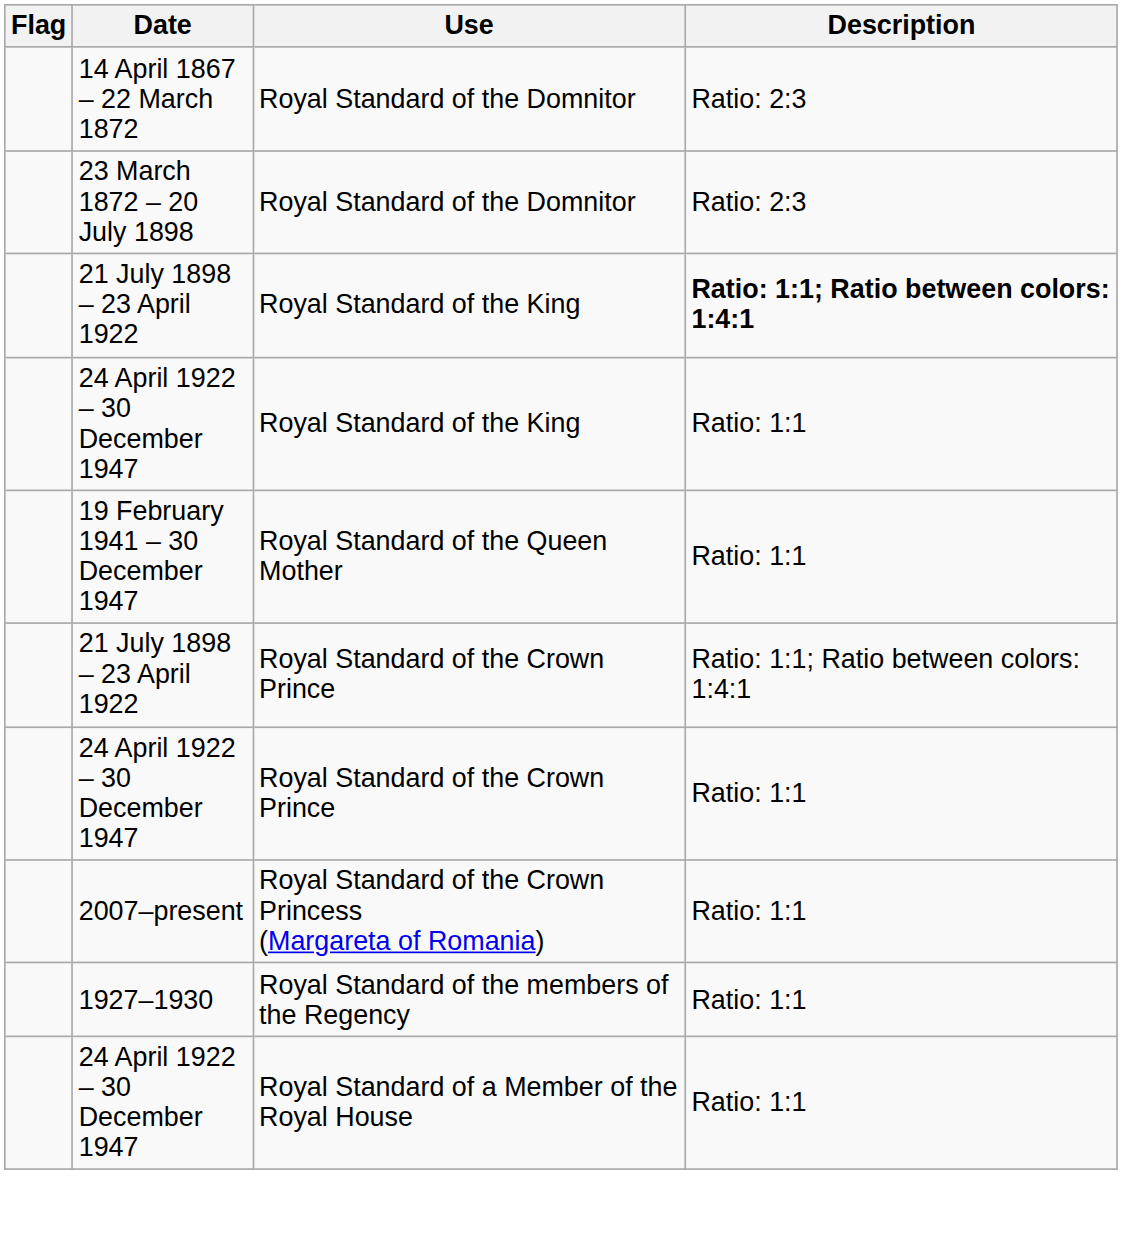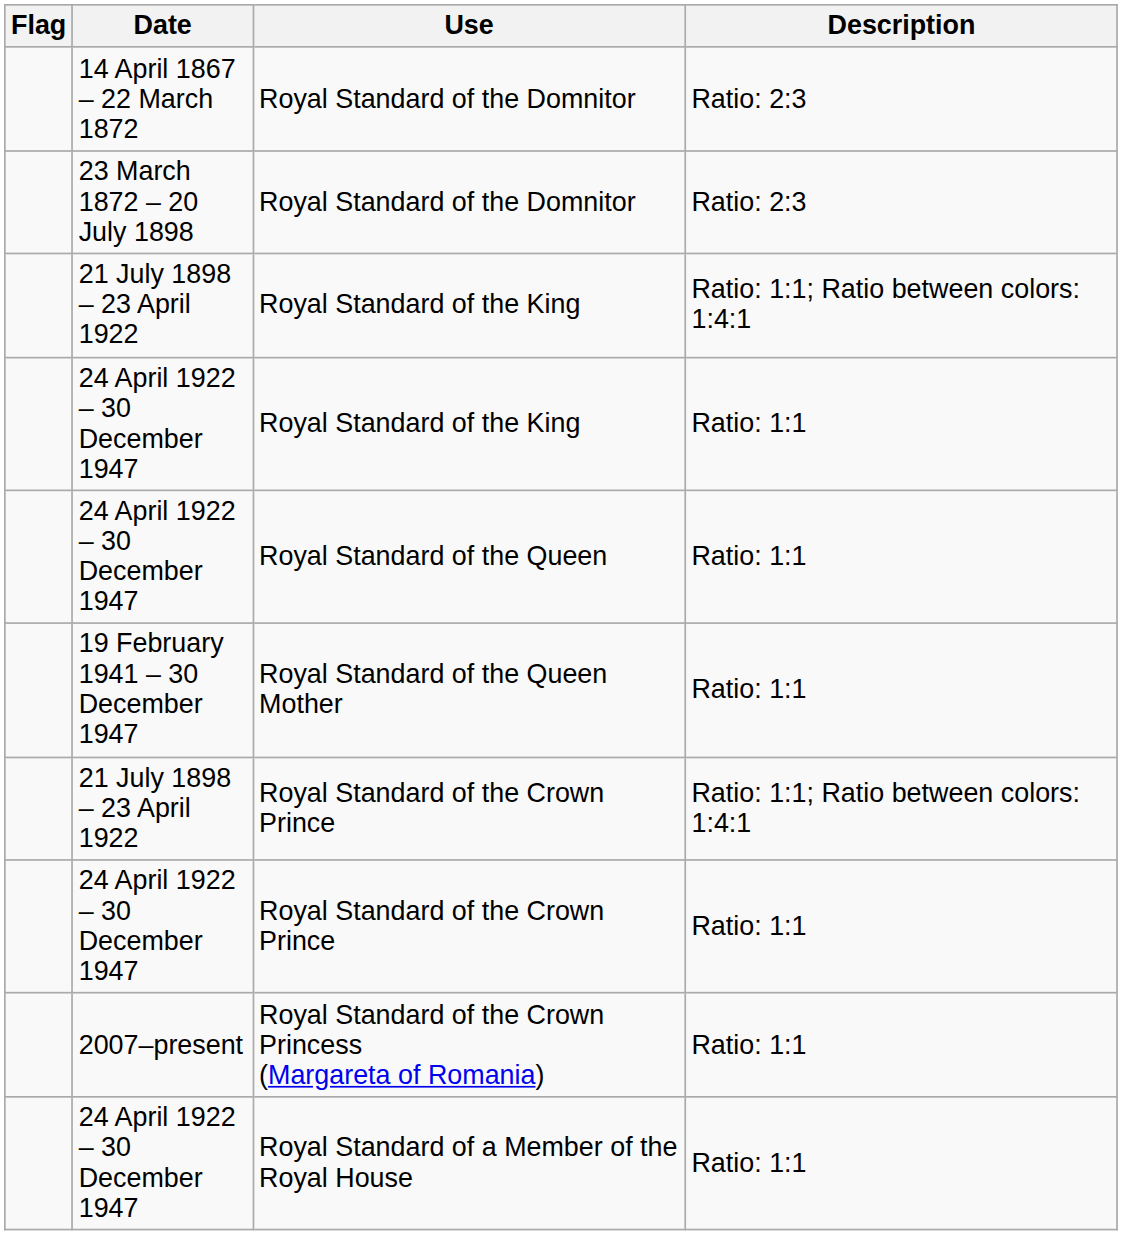(901, 304) bold -> (886, 304) normal
+ row: (157, 556)
- row: (146, 999)
